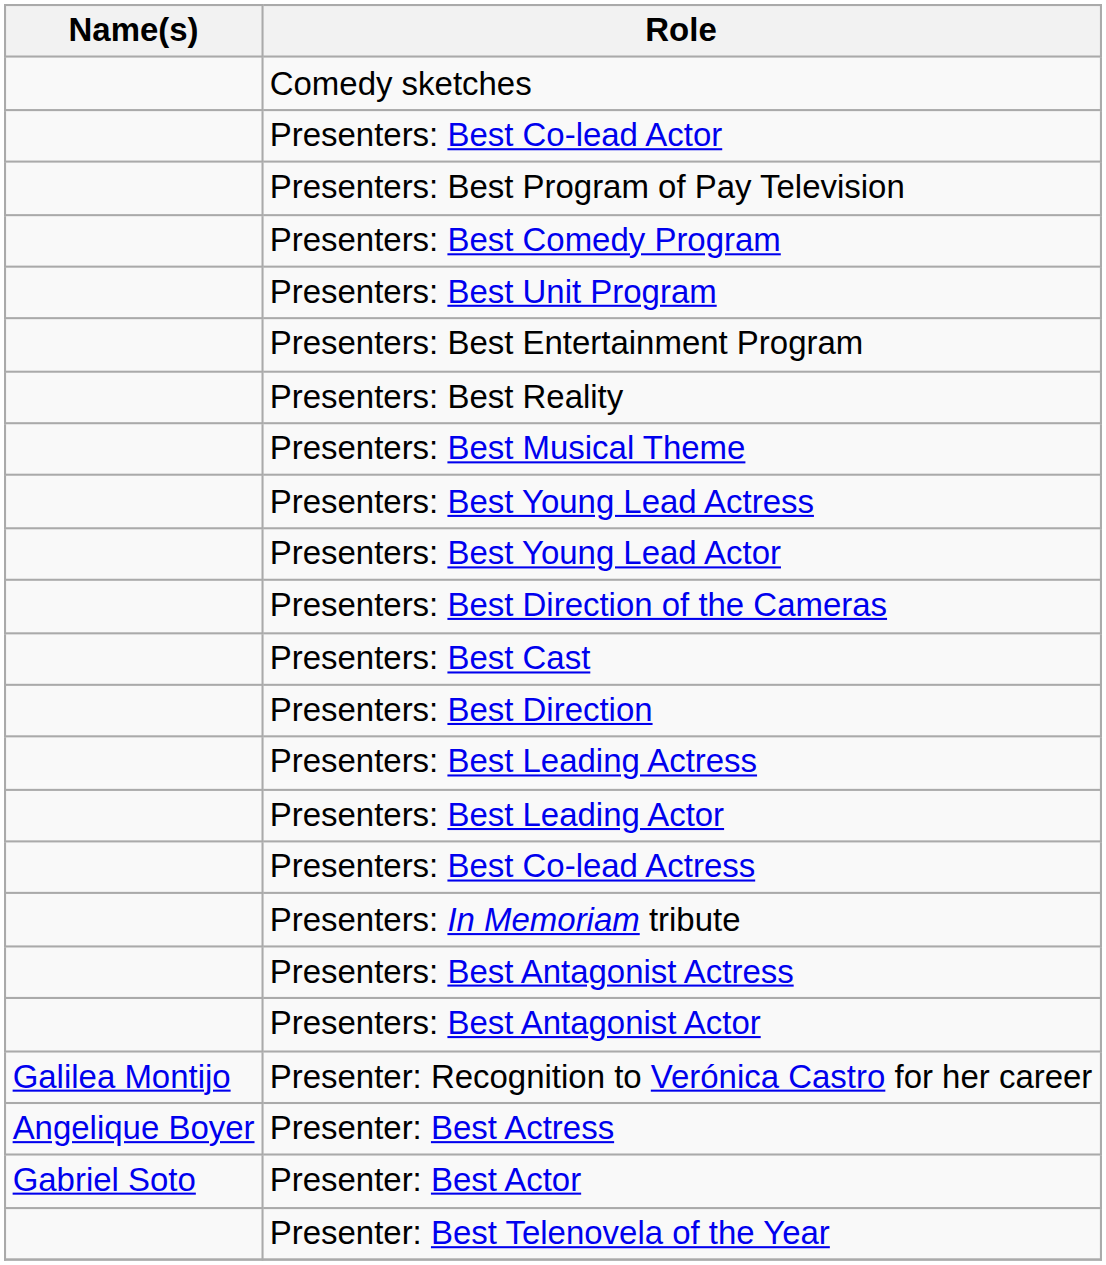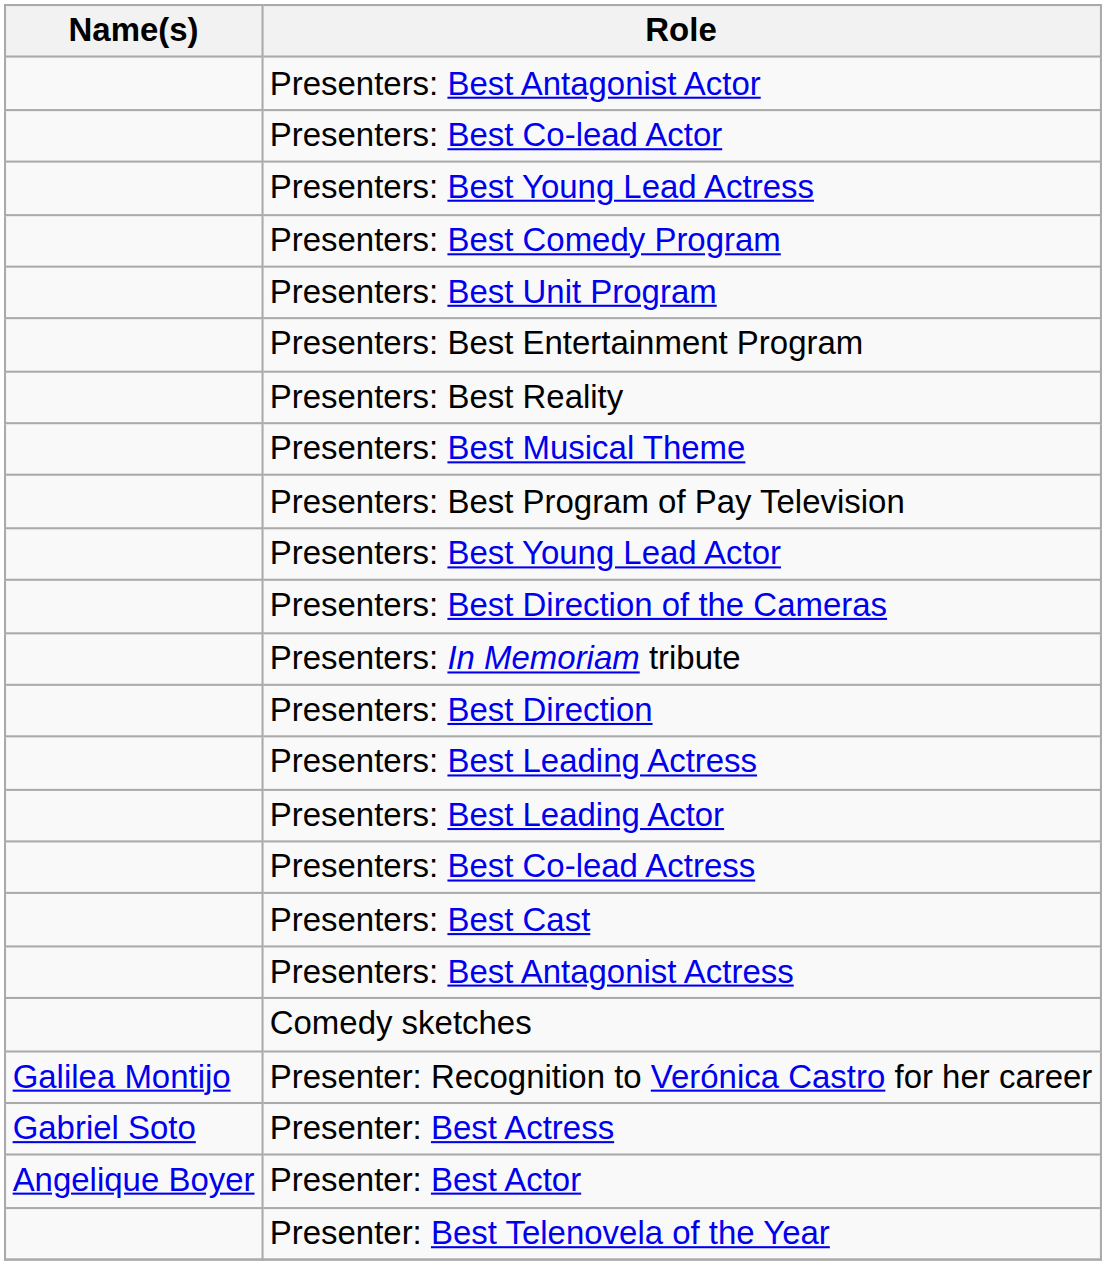rows swapped: (401, 82) <-> (515, 1023)
rows swapped: (587, 187) <-> (542, 501)
rows swapped: (430, 657) <-> (505, 919)
(134, 1128) Angelique Boyer -> (104, 1128) Gabriel Soto
(104, 1180) Gabriel Soto -> (134, 1180) Angelique Boyer
